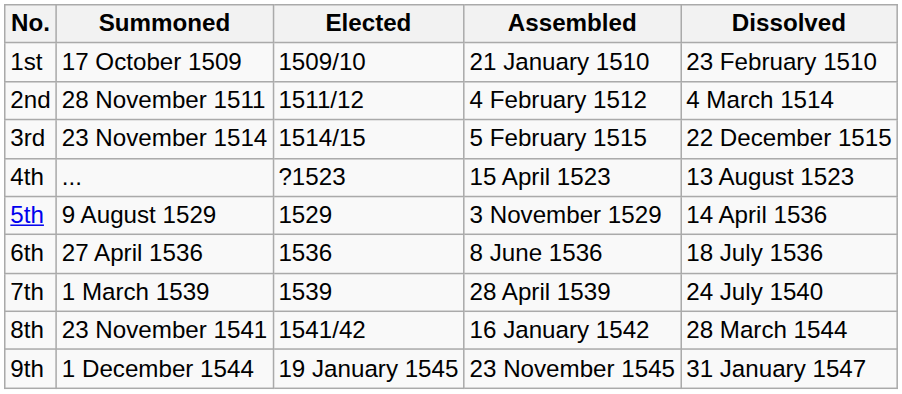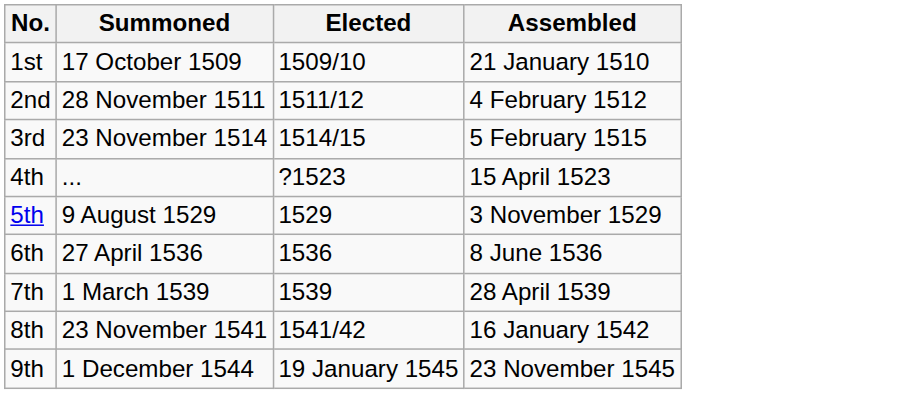- column: (789, 23)
